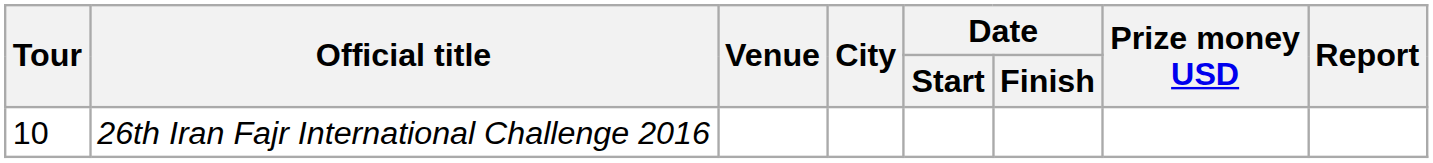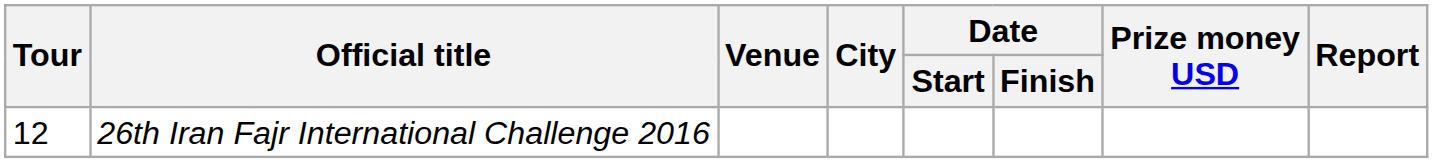(31, 132) 10 -> (31, 132) 12
